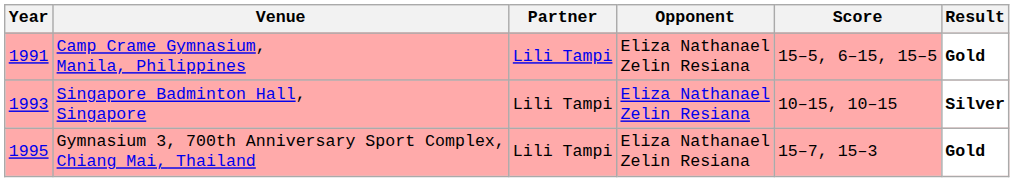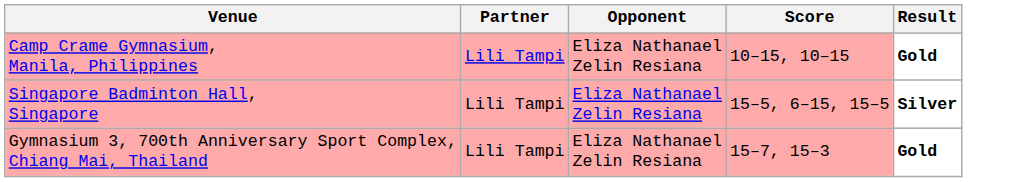- column: (29, 18)
(858, 56) 15–5, 6–15, 15–5 -> (790, 56) 10–15, 10–15
(838, 104) 10–15, 10–15 -> (810, 104) 15–5, 6–15, 15–5
